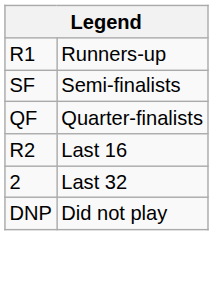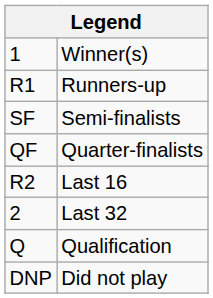+ row: (105, 54)
+ row: (117, 246)
